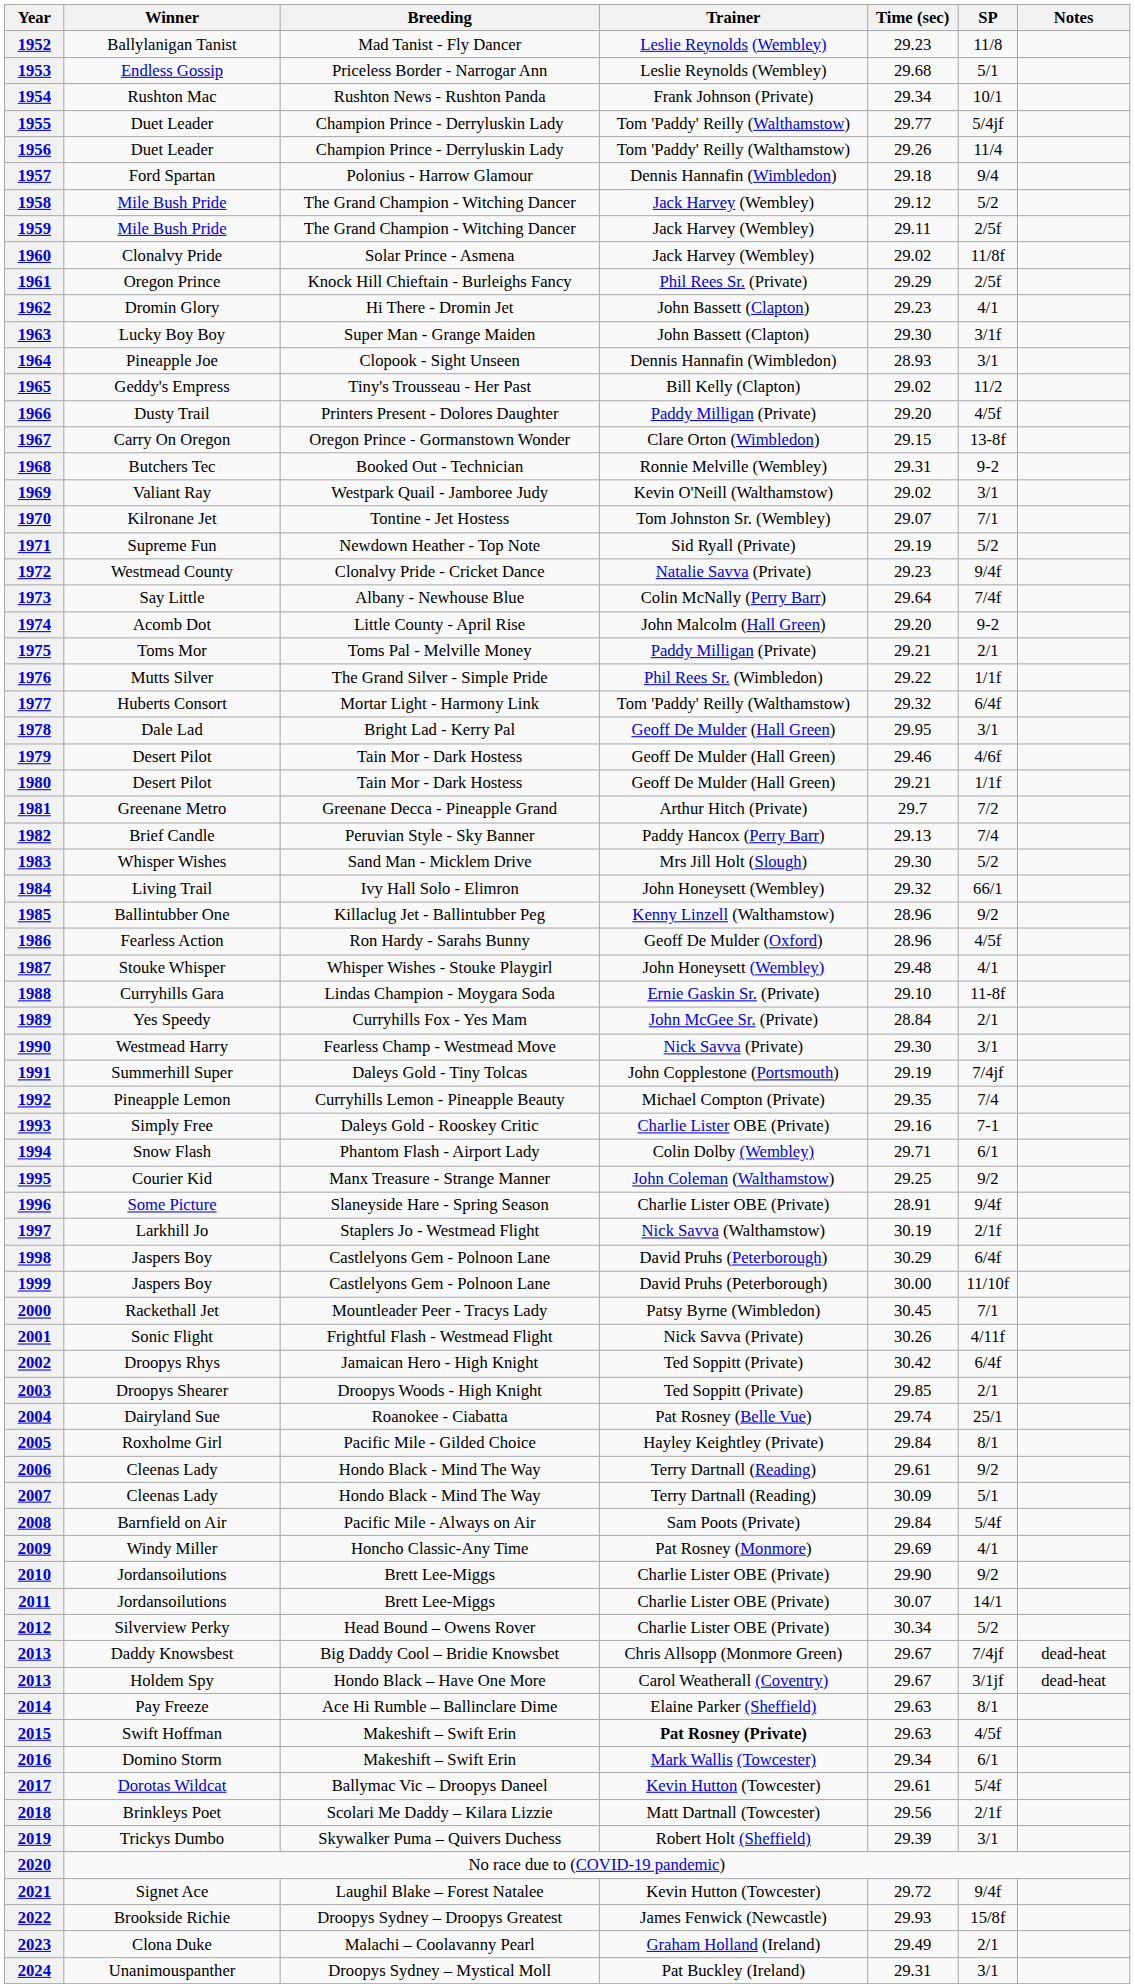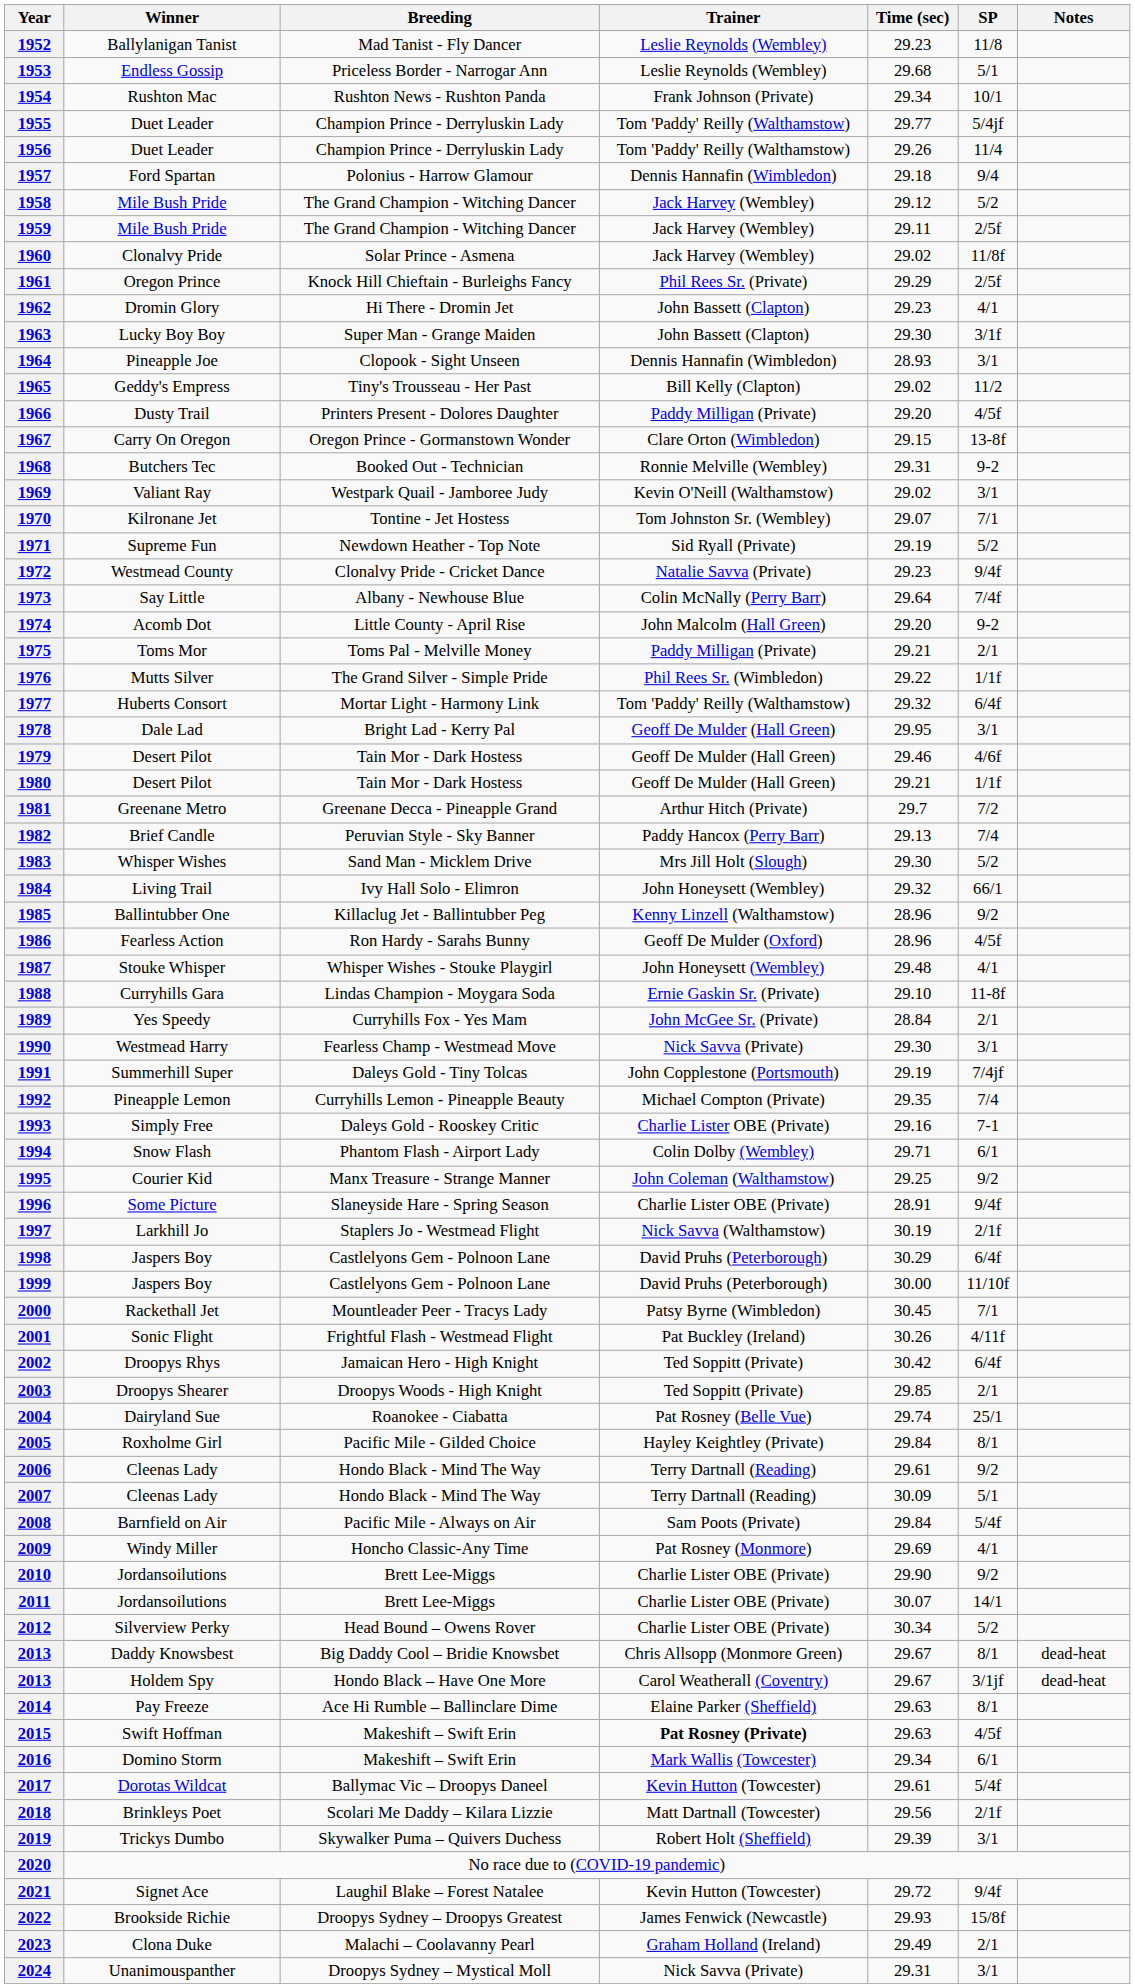(733, 1337) Nick Savva (Private) -> (733, 1337) Pat Buckley (Ireland)
(988, 1653) 7/4jf -> (988, 1653) 8/1
(733, 1970) Pat Buckley (Ireland) -> (733, 1970) Nick Savva (Private)
